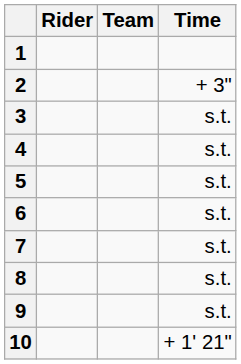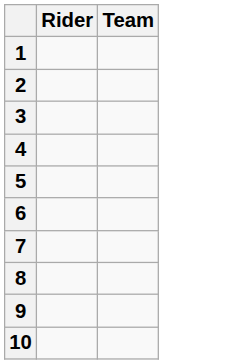- column: (198, 20)
